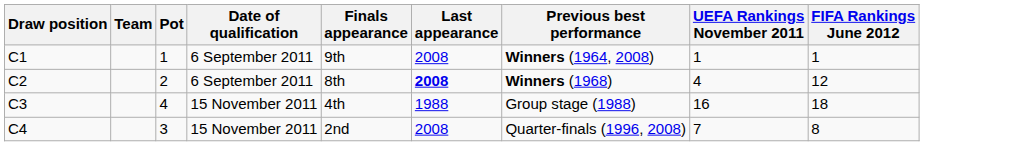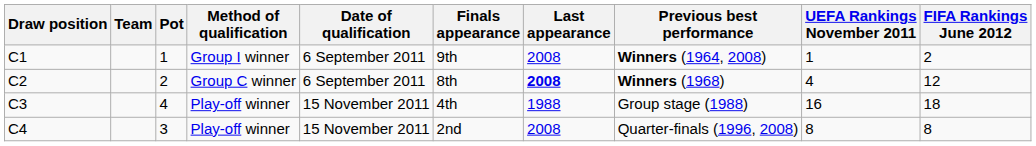+ column: (243, 24)
(815, 57) 1 -> (928, 57) 2
(697, 128) 7 -> (809, 128) 8
